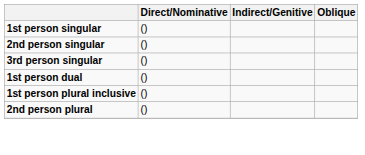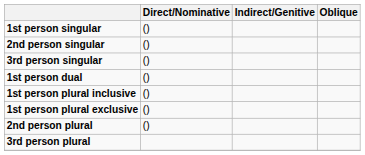+ row: (72, 110)
+ row: (49, 142)
